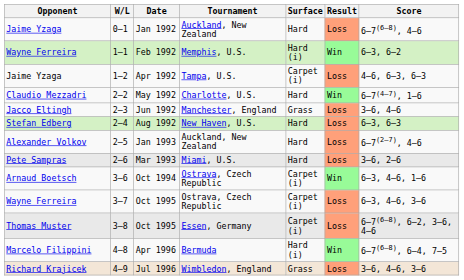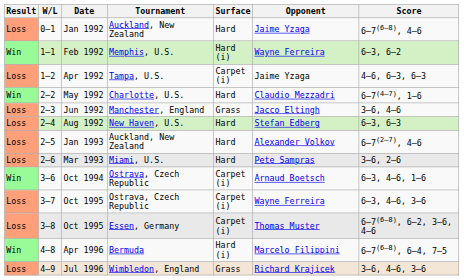columns swapped: (342, 11) <-> (58, 11)
